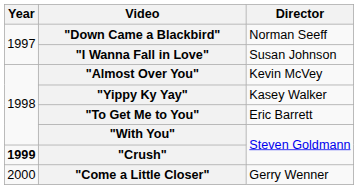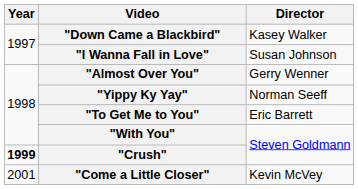(288, 34) Norman Seeff -> (288, 34) Kasey Walker
(286, 74) Kevin McVey -> (289, 74) Gerry Wenner
(288, 94) Kasey Walker -> (288, 94) Norman Seeff
(21, 174) 2000 -> (21, 174) 2001
(289, 174) Gerry Wenner -> (286, 174) Kevin McVey
